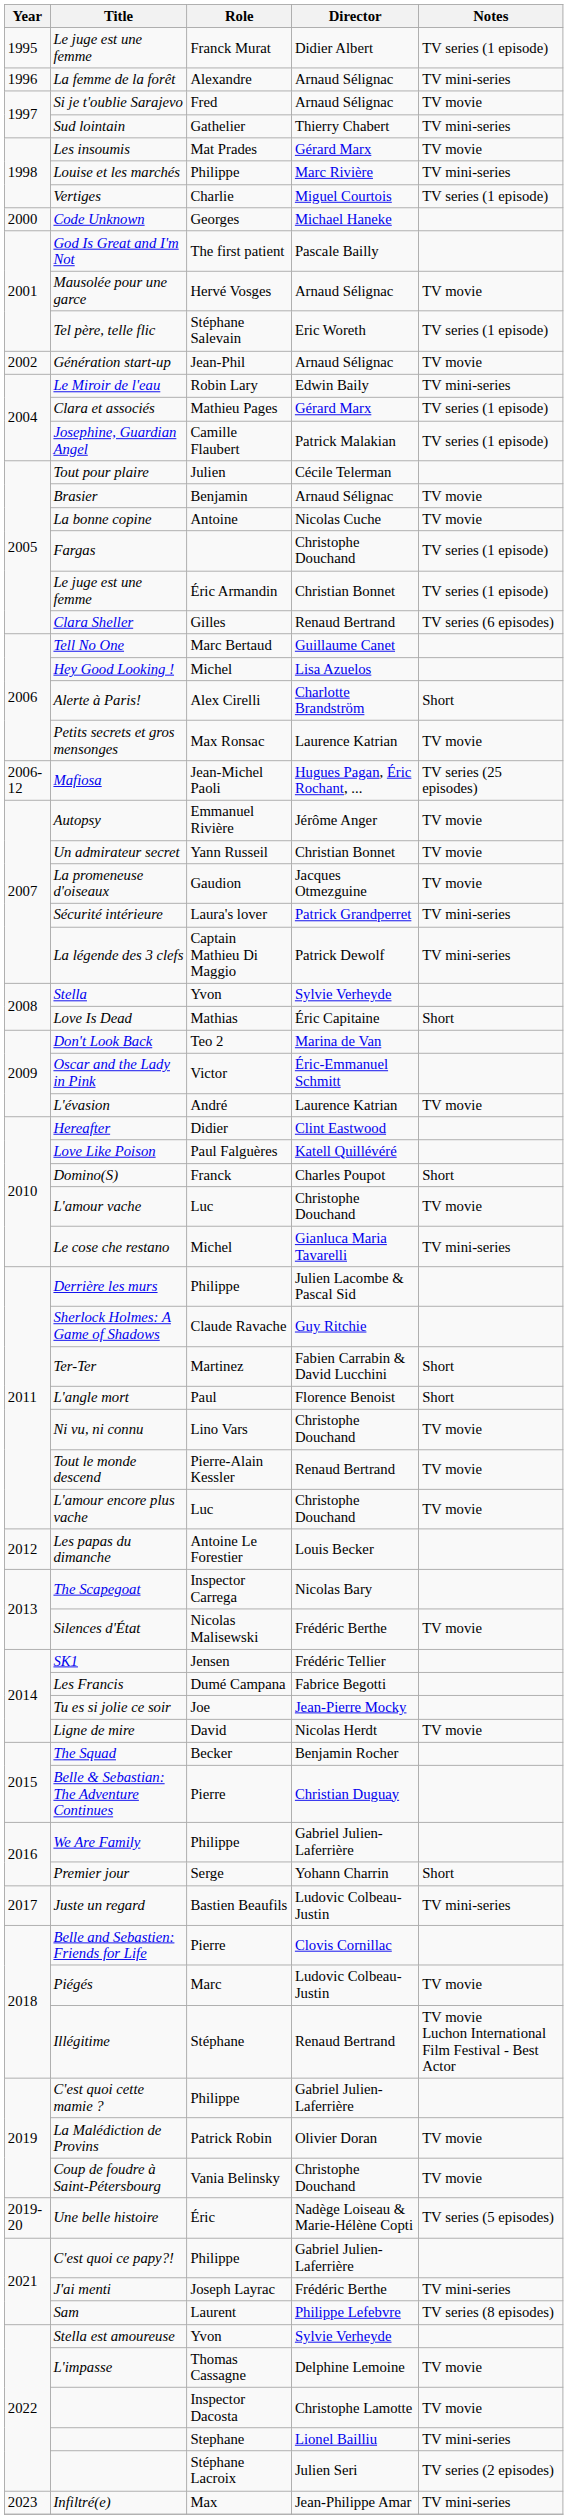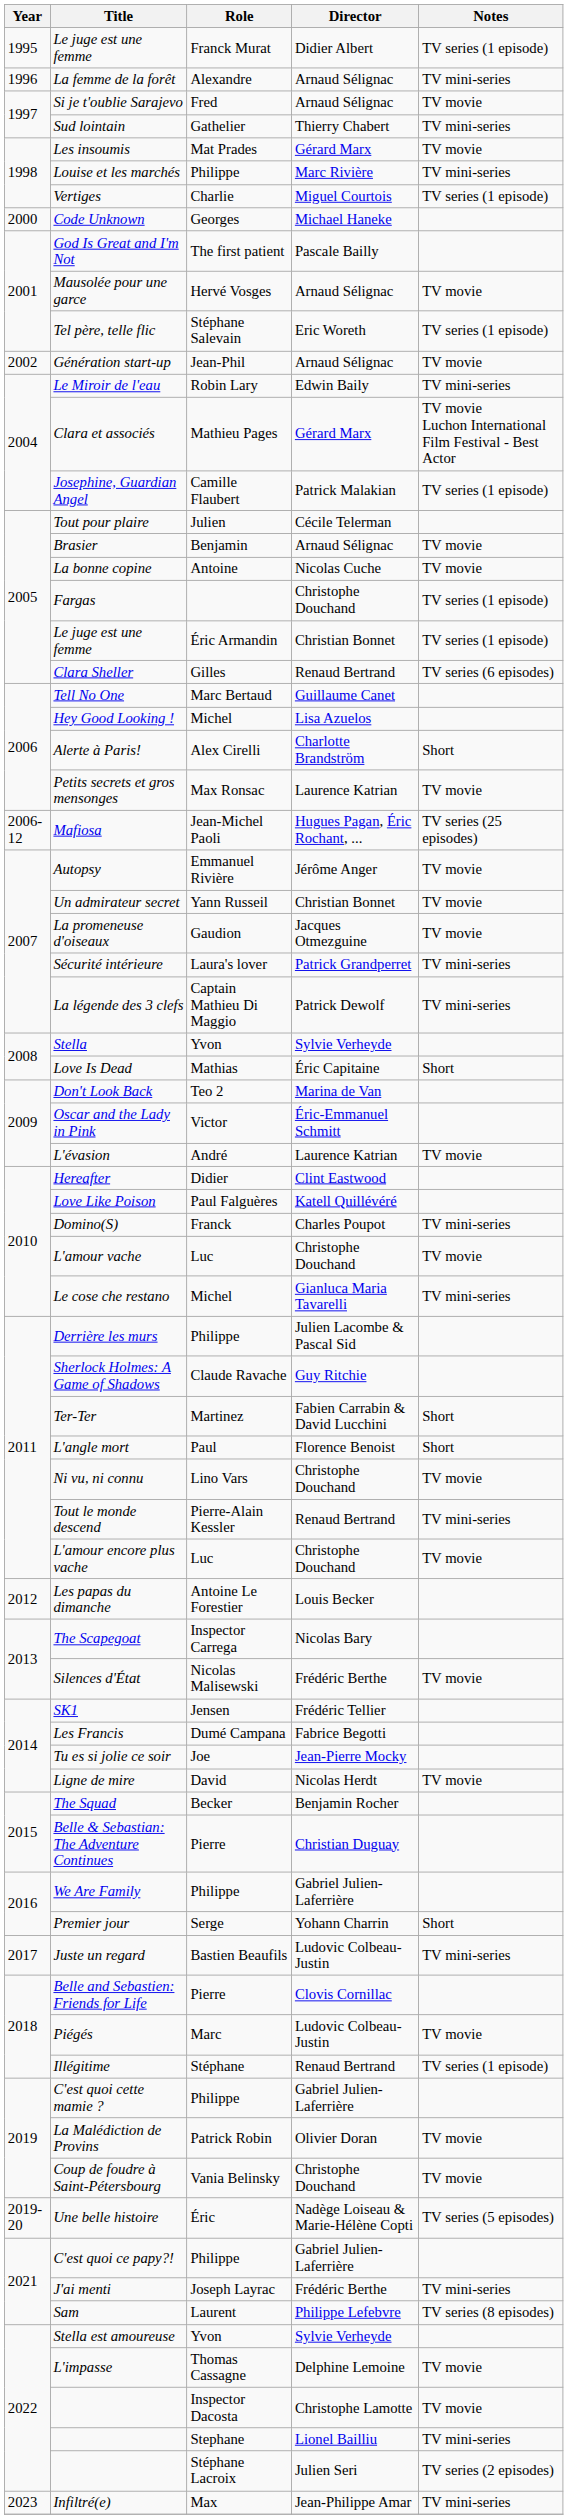(485, 409) TV series (1 episode) -> (484, 434) TV movie Luchon International Film Festival - Best Actor
(438, 1175) Short -> (466, 1224) TV mini-series
(452, 1469) TV movie -> (466, 1519) TV mini-series
(484, 2041) TV movie Luchon International Film Festival - Best Actor -> (485, 2066) TV series (1 episode)
